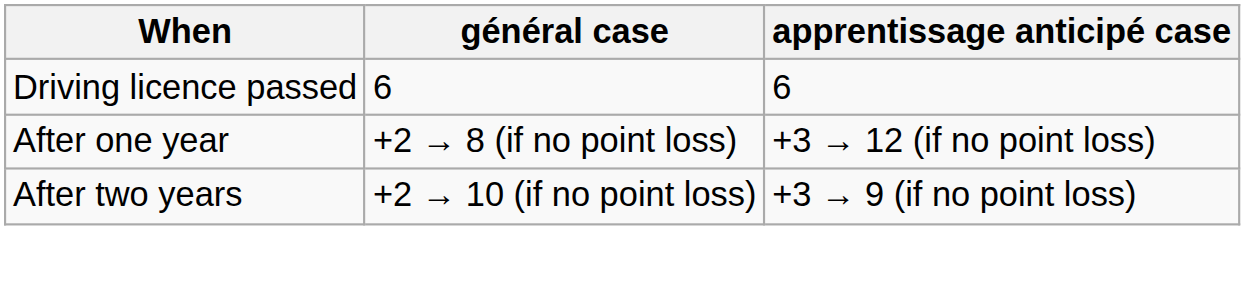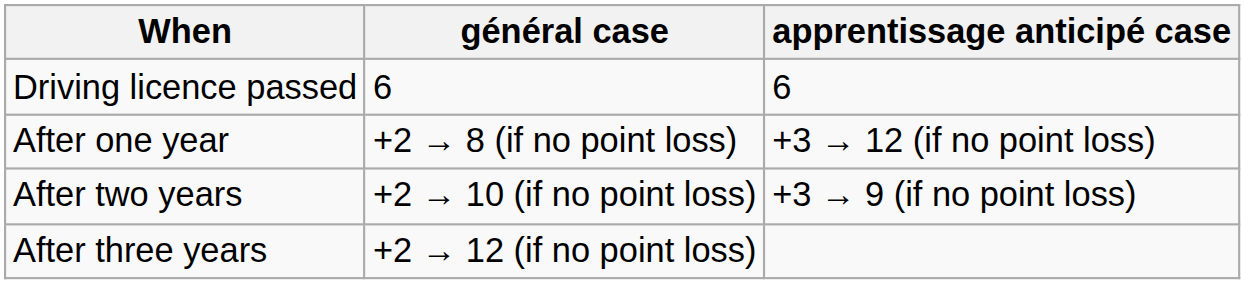+ row: (140, 250)
